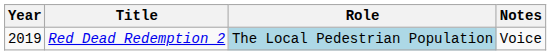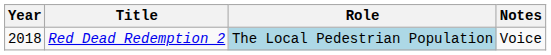(25, 39) 2019 -> (25, 39) 2018
